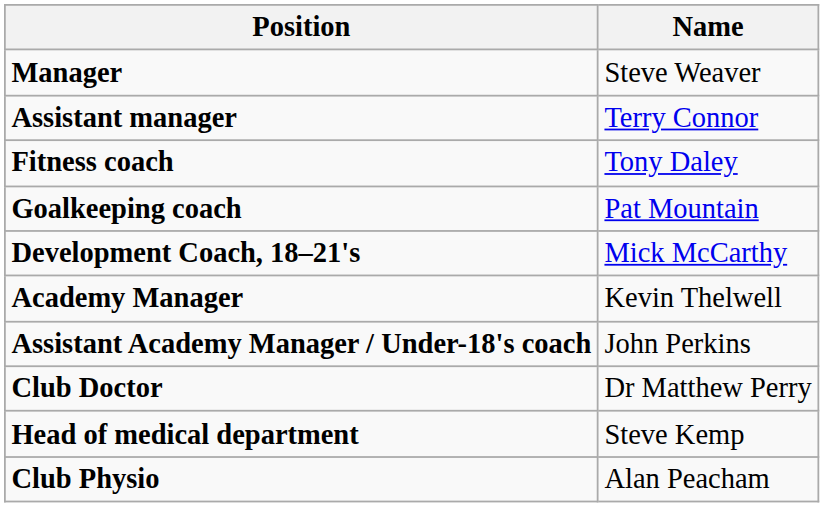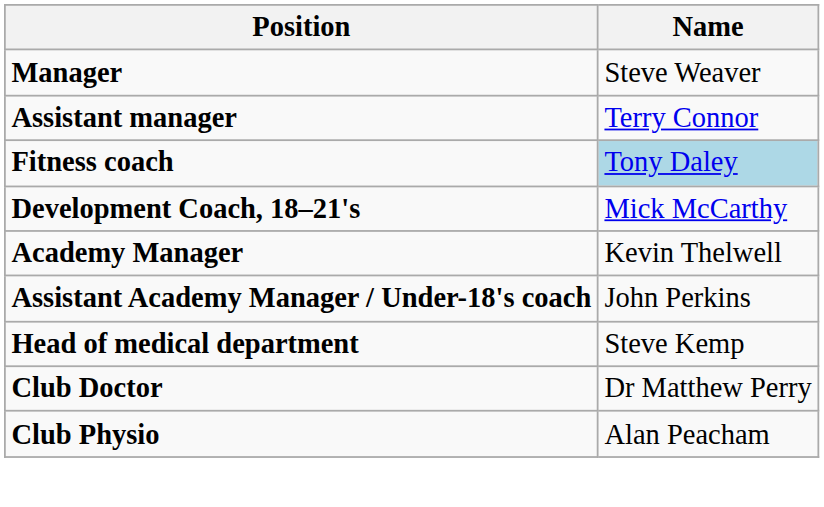(671, 162) no background -> (671, 162) lightblue background
- row: (127, 207)
rows swapped: (87, 388) <-> (185, 433)
